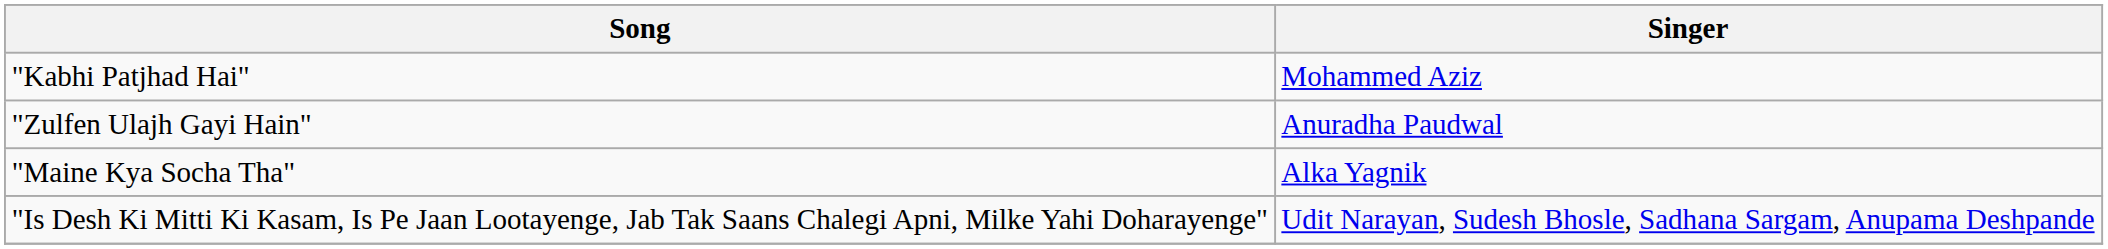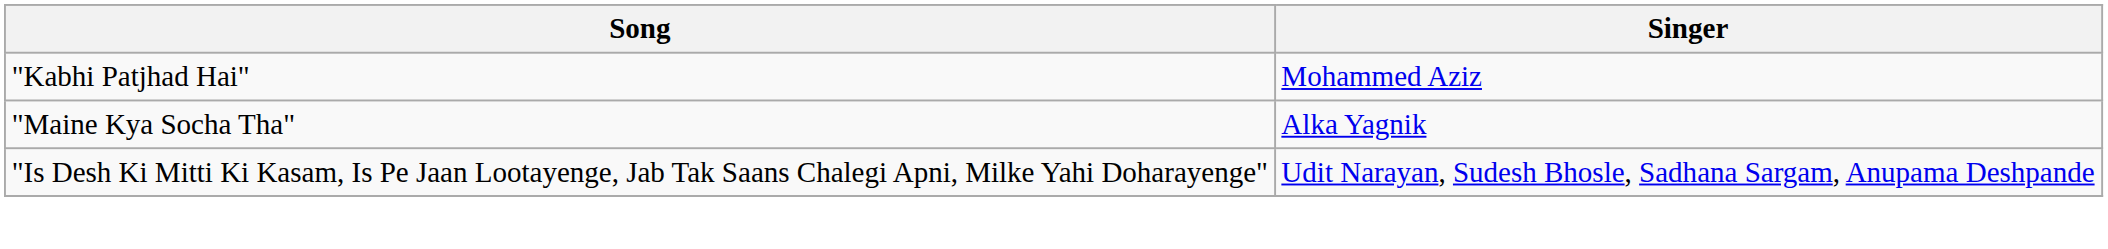- row: (162, 124)
